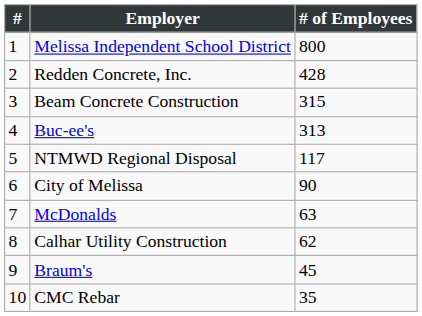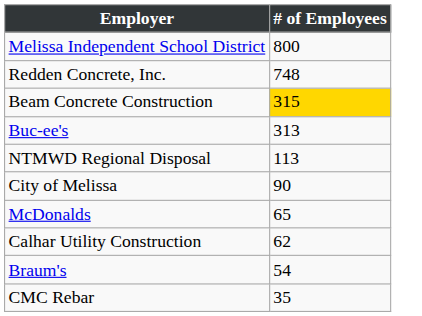- column: (17, 18)
(312, 74) 428 -> (287, 74) 748
(312, 102) no background -> (287, 102) gold background
(312, 158) 117 -> (286, 158) 113
(308, 213) 63 -> (282, 213) 65
(308, 269) 45 -> (282, 269) 54
